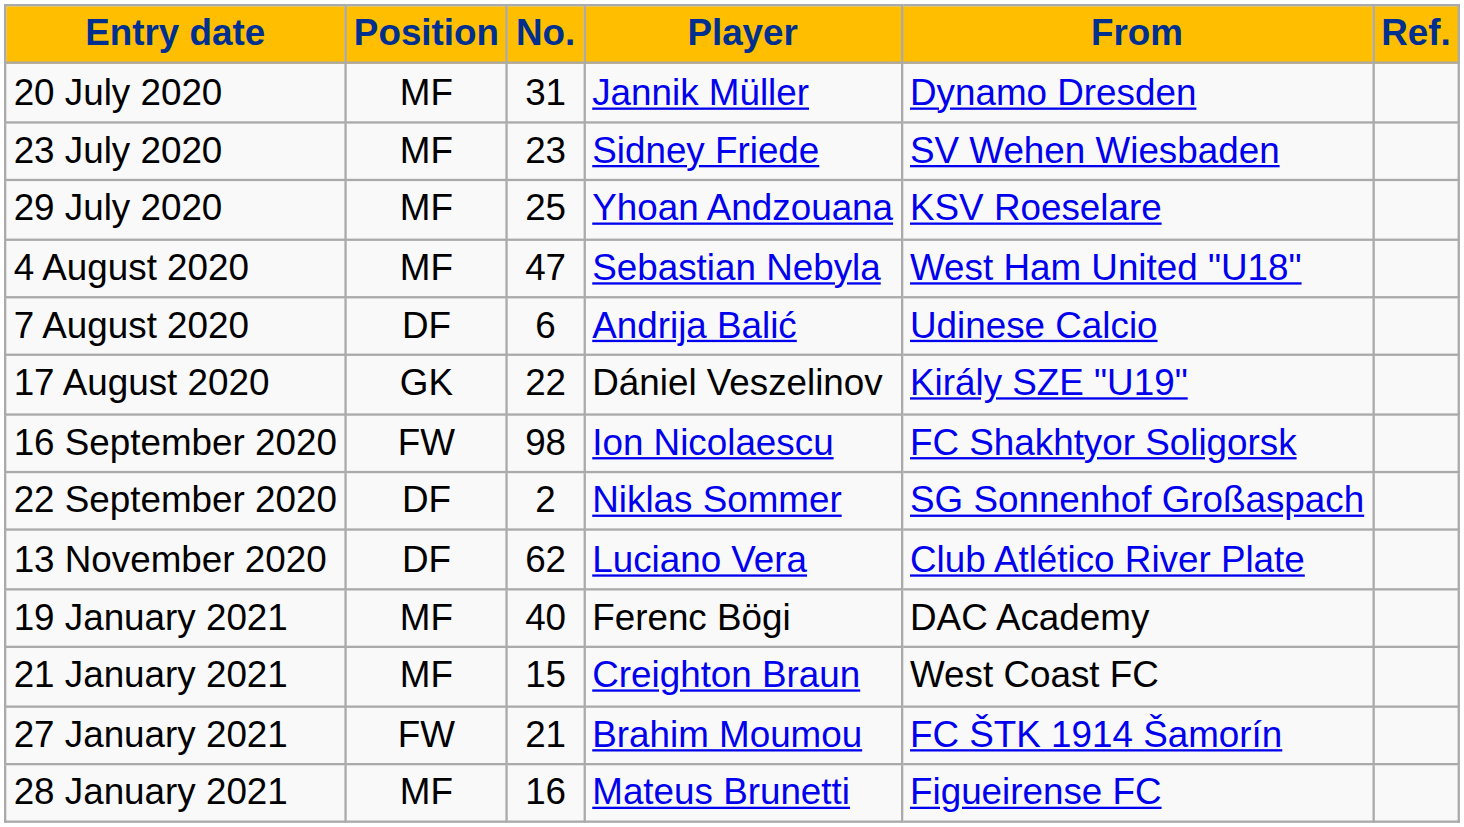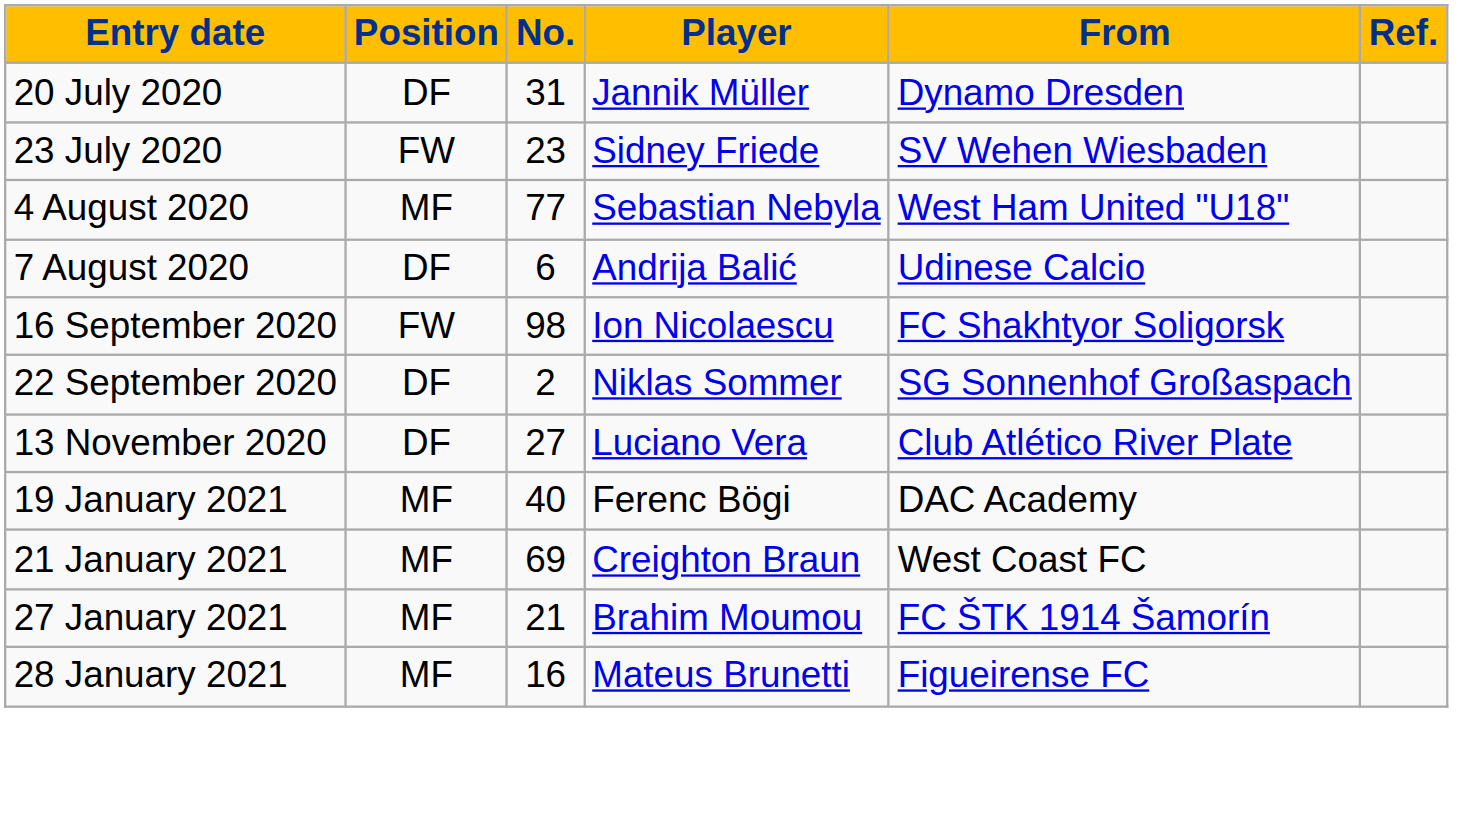(426, 92) MF -> (426, 92) DF
(426, 150) MF -> (426, 150) FW
- row: (118, 208)
(546, 267) 47 -> (546, 208) 77
- row: (142, 383)
(546, 558) 62 -> (546, 442) 27
(546, 675) 15 -> (546, 558) 69
(426, 734) FW -> (426, 617) MF
